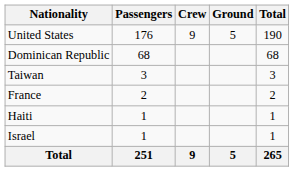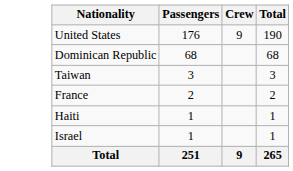- column: (233, 14)
